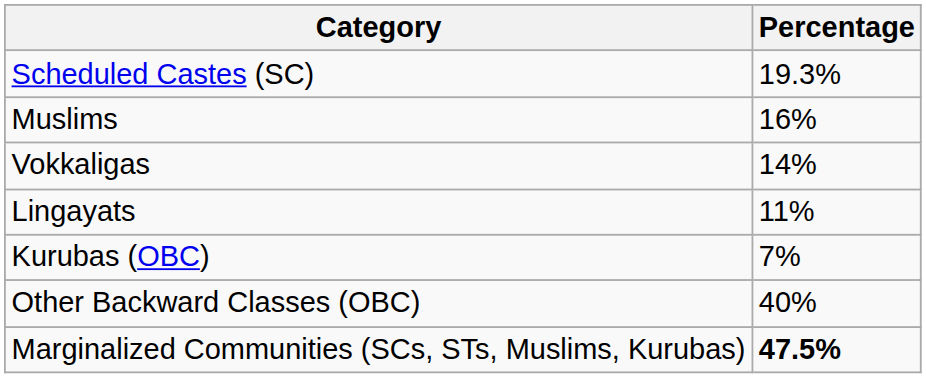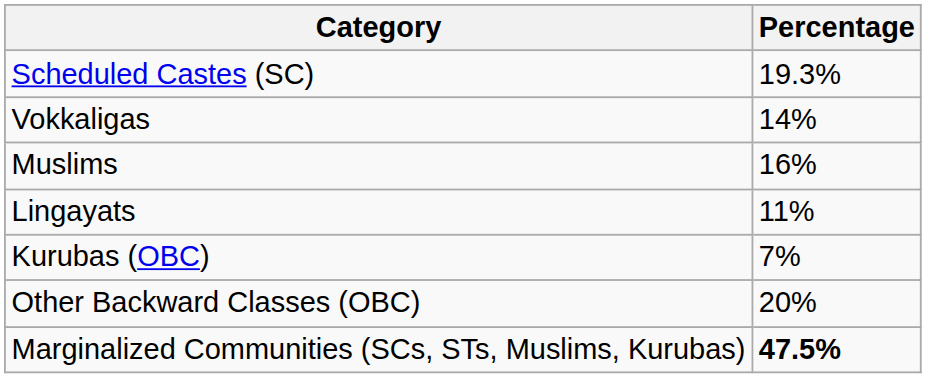rows swapped: (65, 119) <-> (81, 165)
(788, 303) 40% -> (788, 303) 20%
